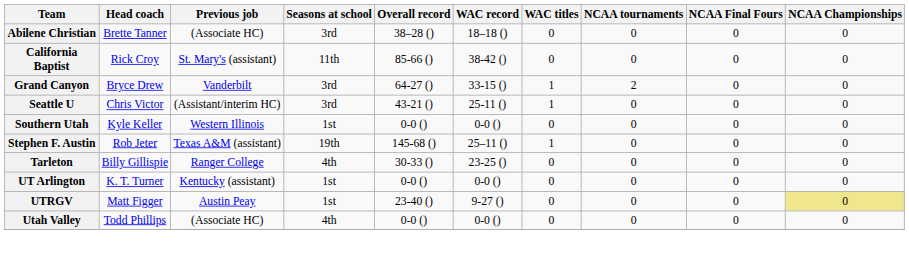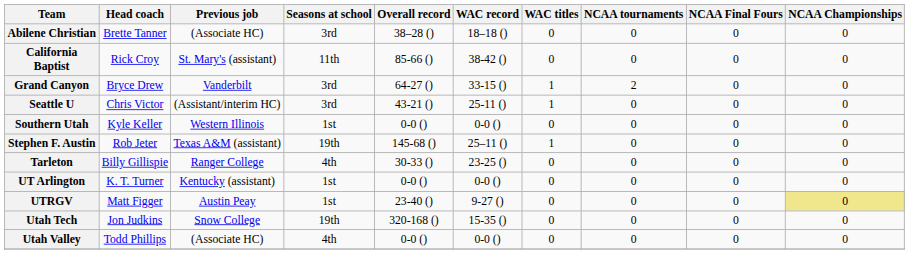+ row: (52, 220)
